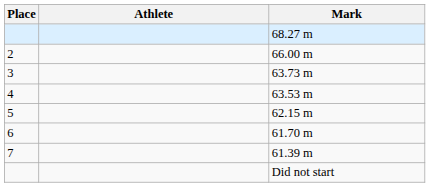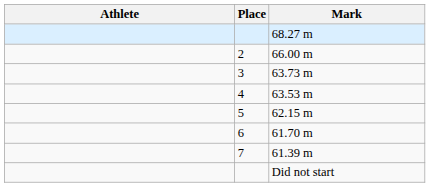columns swapped: (21, 14) <-> (154, 14)
